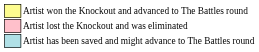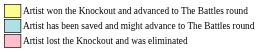rows swapped: (139, 41) <-> (105, 26)
